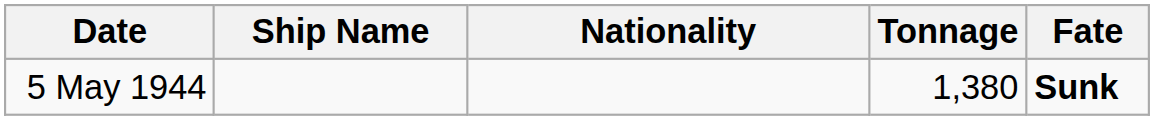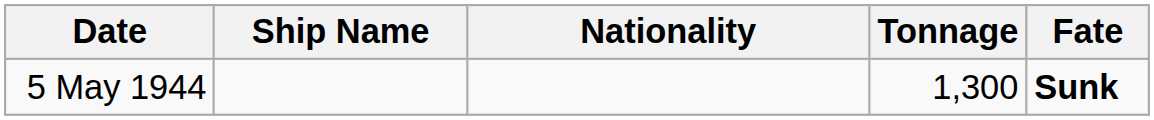(975, 86) 1,380 -> (975, 86) 1,300
